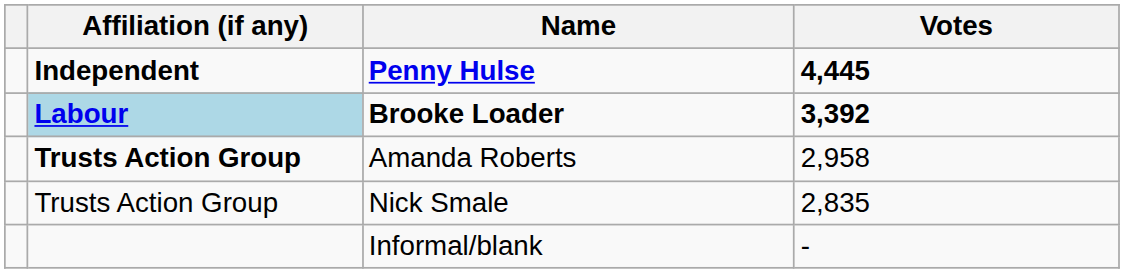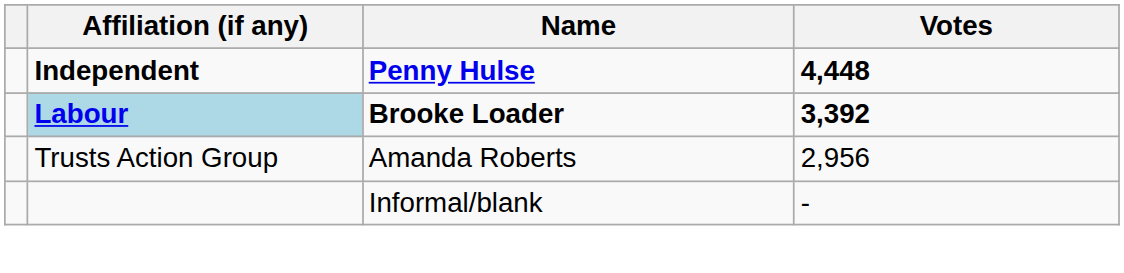(835, 70) 4,445 -> (835, 70) 4,448
(168, 158) bold -> (156, 158) normal
(835, 158) 2,958 -> (835, 158) 2,956
- row: (439, 202)
